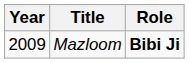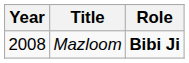(27, 44) 2009 -> (27, 44) 2008
